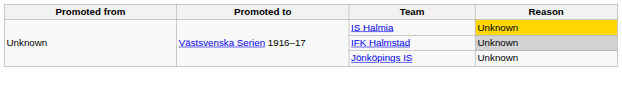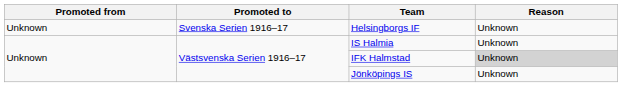+ row: (385, 27)
(498, 27) gold background -> (498, 43) no background
